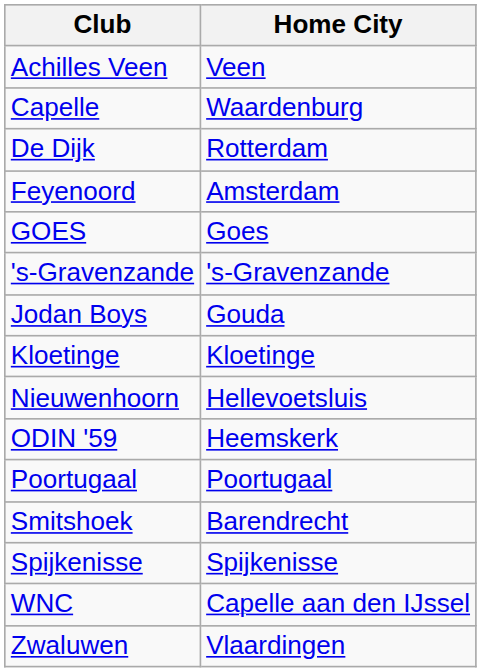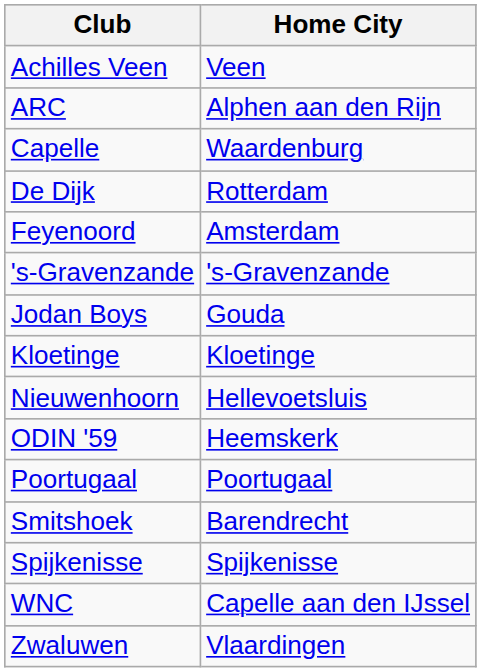+ row: (38, 107)
- row: (49, 231)
